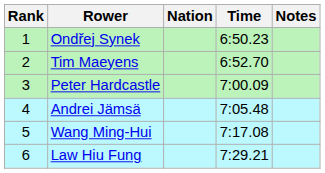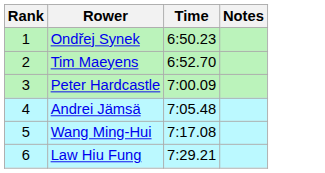- column: (190, 16)
